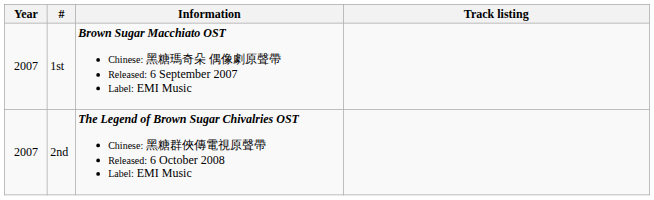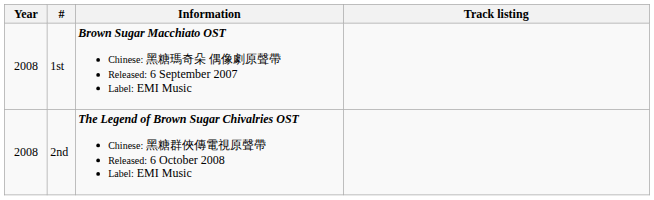(26, 66) 2007 -> (26, 66) 2008
(26, 152) 2007 -> (26, 152) 2008
